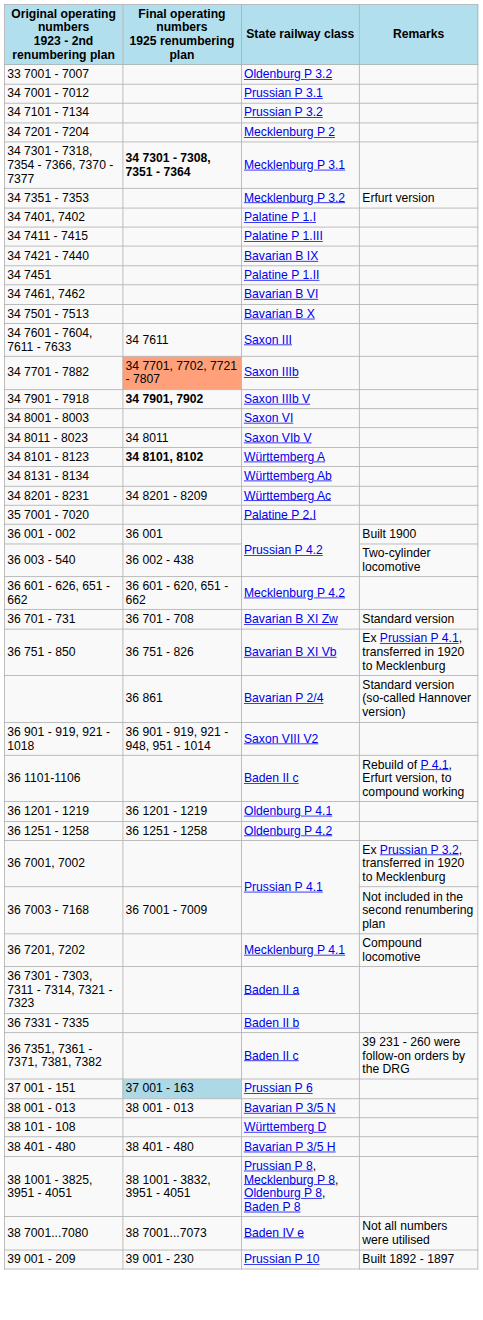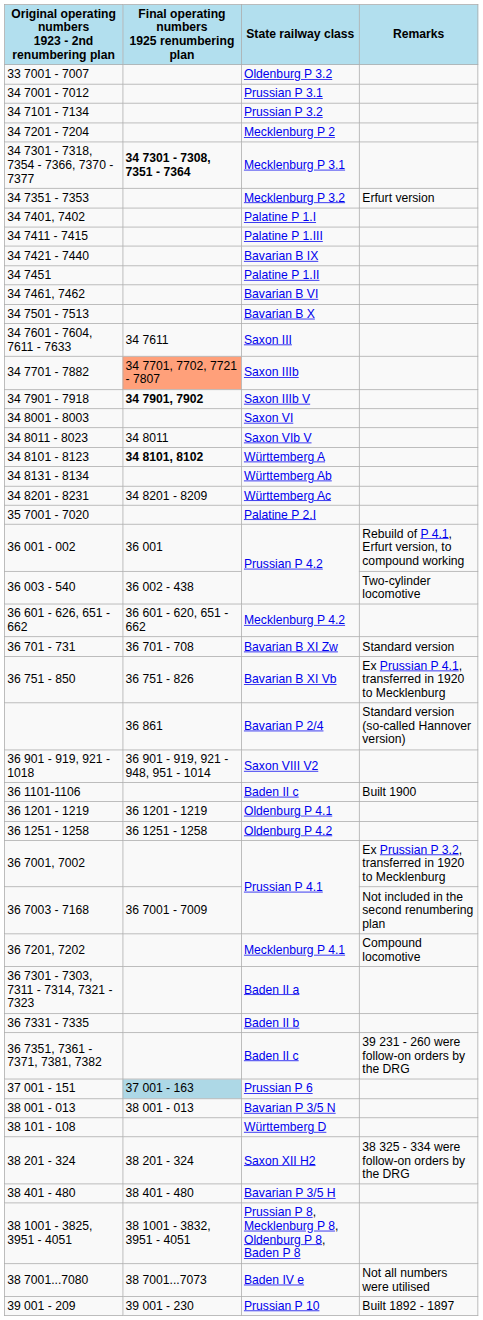(389, 534) Built 1900 -> (413, 547) Rebuild of P 4.1, Erfurt version, to compound working
(413, 778) Rebuild of P 4.1, Erfurt version, to compound working -> (389, 792) Built 1900
+ row: (41, 1160)
